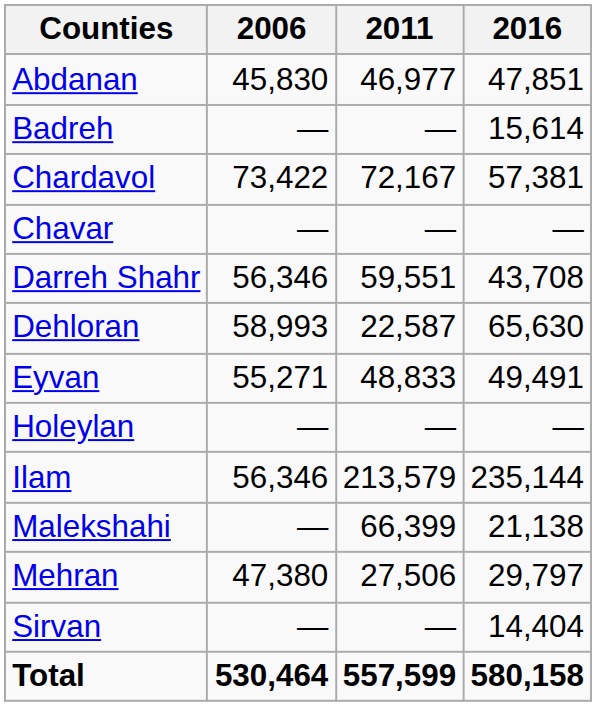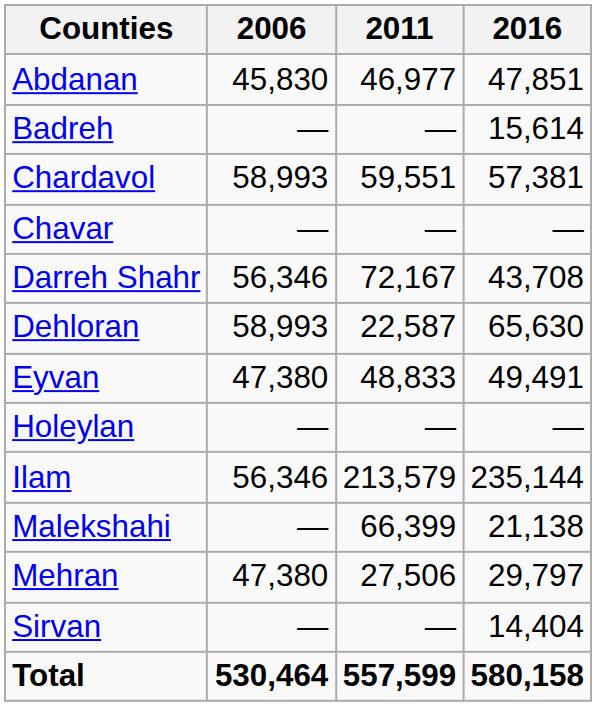(280, 178) 73,422 -> (280, 178) 58,993
(408, 178) 72,167 -> (408, 178) 59,551
(408, 278) 59,551 -> (408, 278) 72,167
(280, 377) 55,271 -> (280, 377) 47,380
